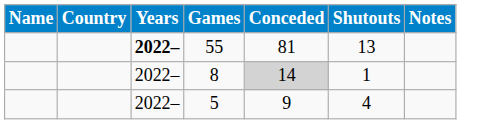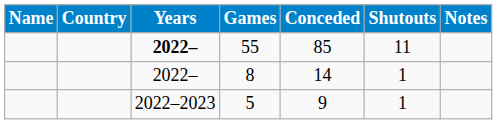(287, 47) 81 -> (322, 47) 85
(367, 47) 13 -> (402, 47) 11
(287, 75) lightgrey background -> (322, 75) no background
(157, 103) 2022– -> (175, 103) 2022–2023
(367, 103) 4 -> (402, 103) 1
